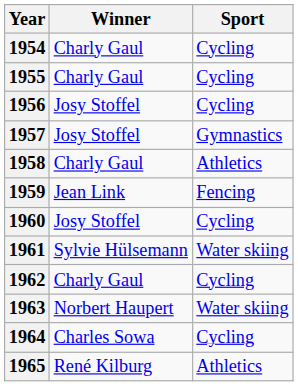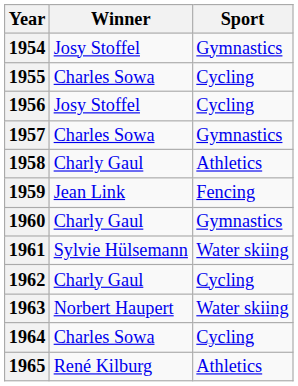(98, 47) Charly Gaul -> (97, 47) Josy Stoffel
(225, 47) Cycling -> (239, 47) Gymnastics
(98, 76) Charly Gaul -> (104, 76) Charles Sowa
(97, 134) Josy Stoffel -> (104, 134) Charles Sowa
(97, 221) Josy Stoffel -> (98, 221) Charly Gaul
(225, 221) Cycling -> (239, 221) Gymnastics
